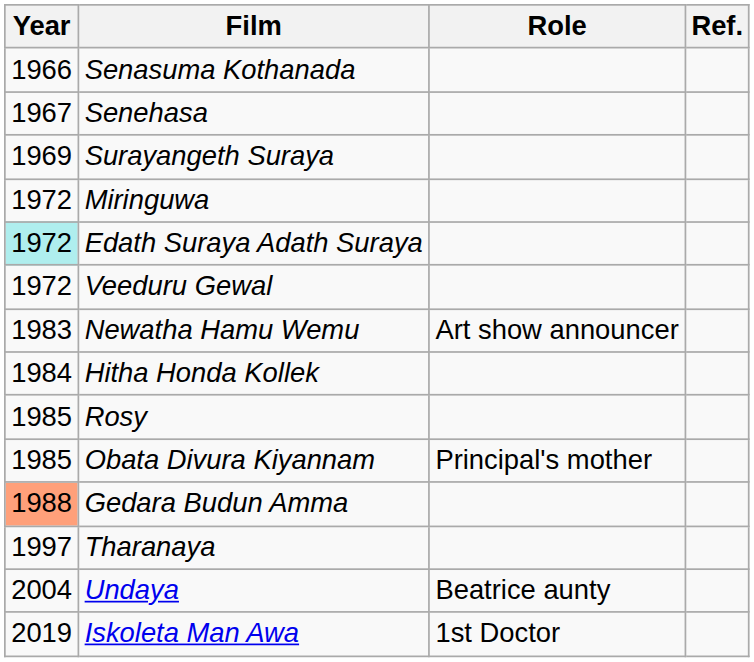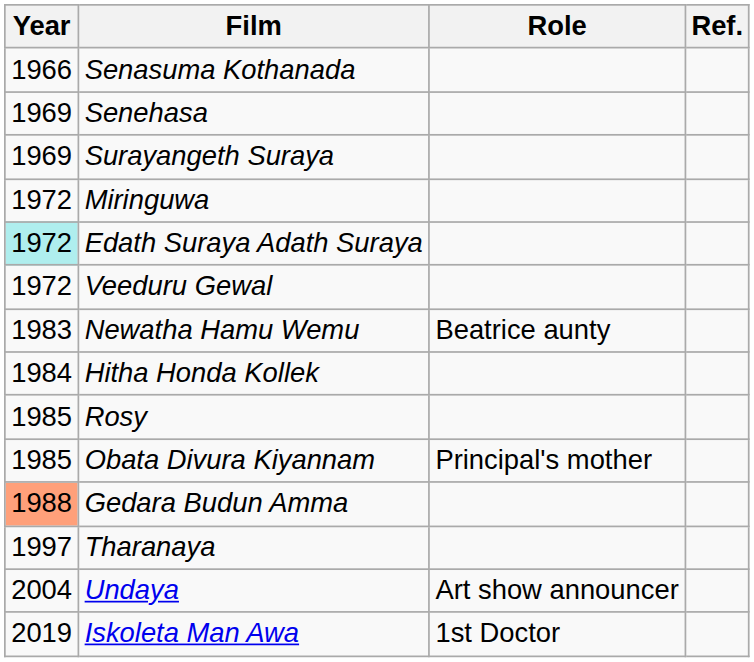(42, 112) 1967 -> (42, 112) 1969
(557, 329) Art show announcer -> (523, 329) Beatrice aunty
(523, 590) Beatrice aunty -> (557, 590) Art show announcer
